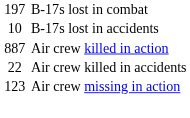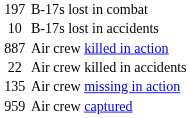(15, 87) 123 -> (15, 87) 135
+ row: (82, 106)
